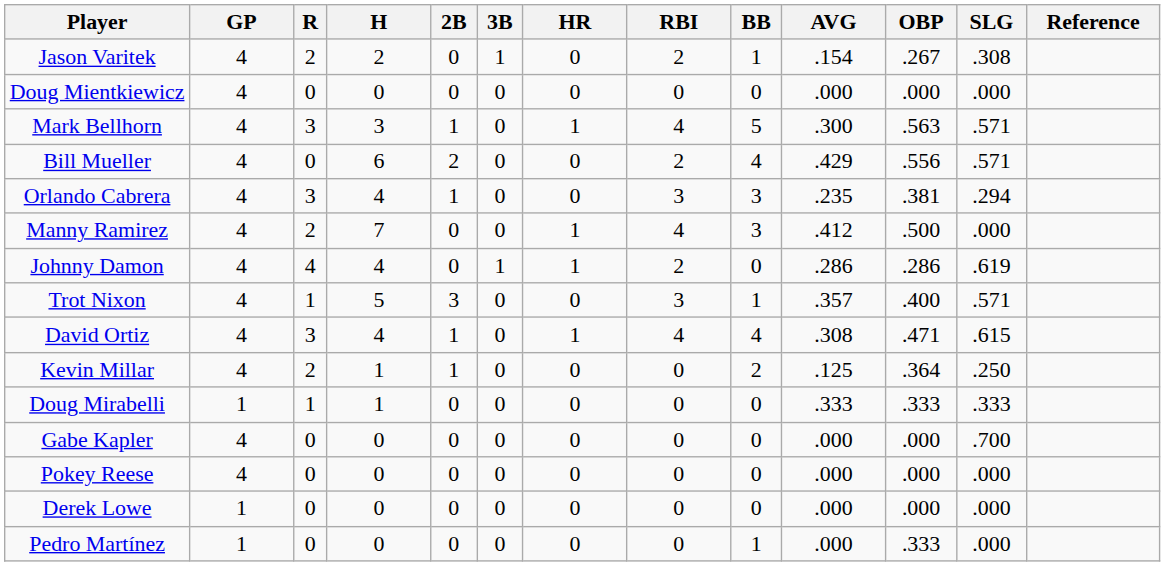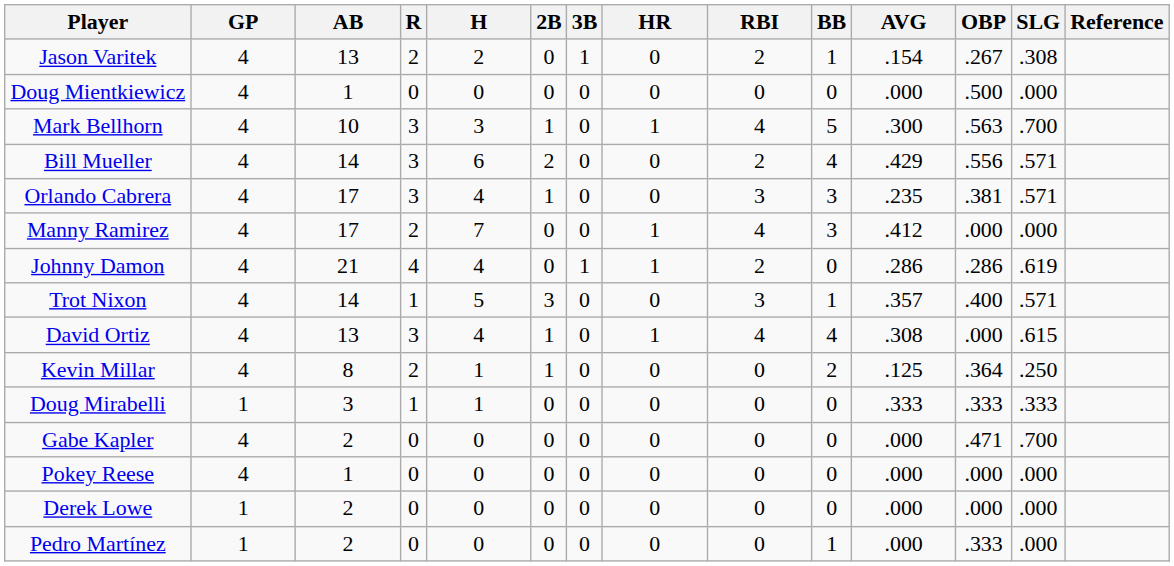+ column: (348, 21)
(921, 91) .000 -> (984, 91) .500
(991, 126) .571 -> (1038, 126) .700
(310, 160) 0 -> (413, 160) 3
(991, 195) .294 -> (1038, 195) .571
(921, 230) .500 -> (984, 230) .000
(921, 334) .471 -> (984, 334) .000
(921, 439) .000 -> (984, 439) .471
